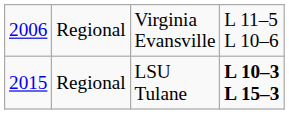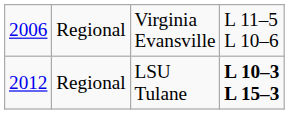(28, 82) 2015 -> (28, 82) 2012
